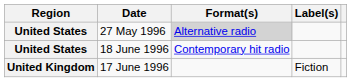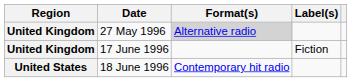(51, 31) United States -> (51, 31) United Kingdom
rows swapped: (134, 67) <-> (134, 49)
